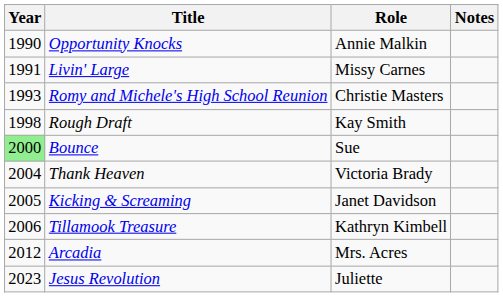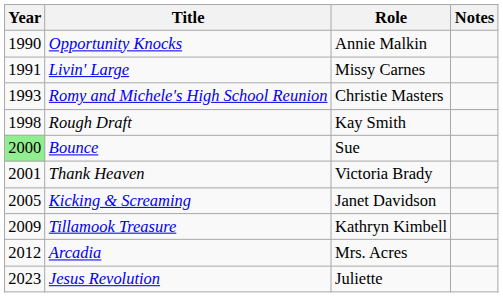(25, 174) 2004 -> (25, 174) 2001
(25, 226) 2006 -> (25, 226) 2009
